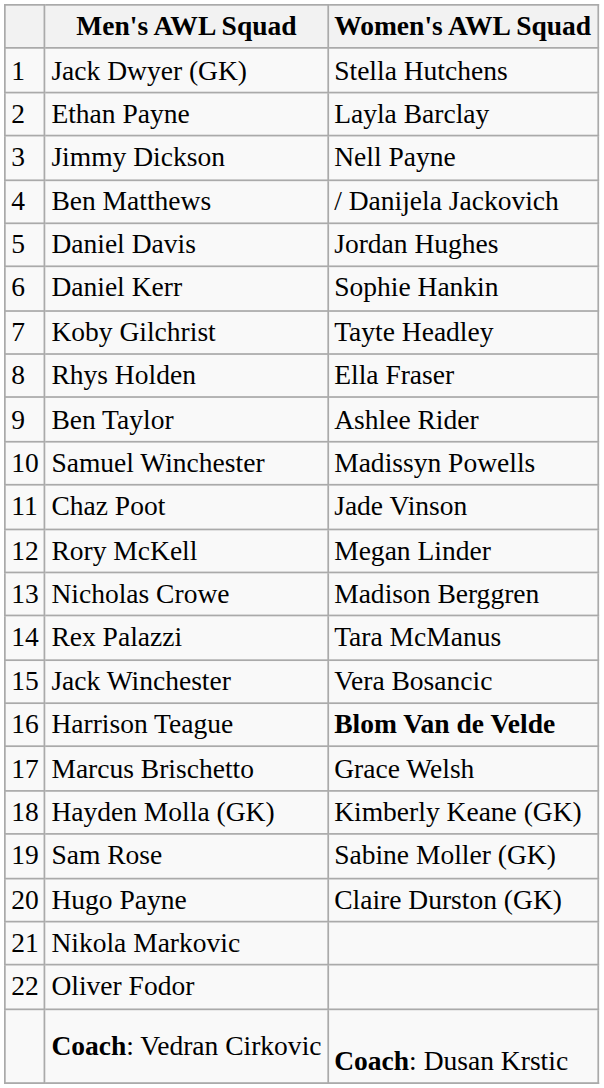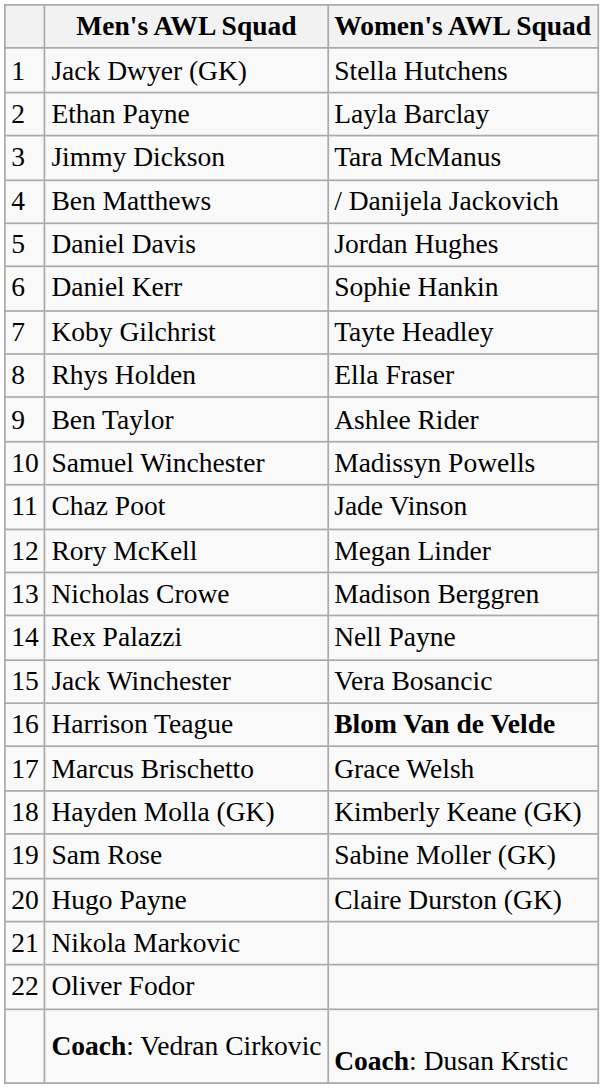(395, 157) Nell Payne -> (418, 157) Tara McManus
(418, 637) Tara McManus -> (395, 637) Nell Payne
